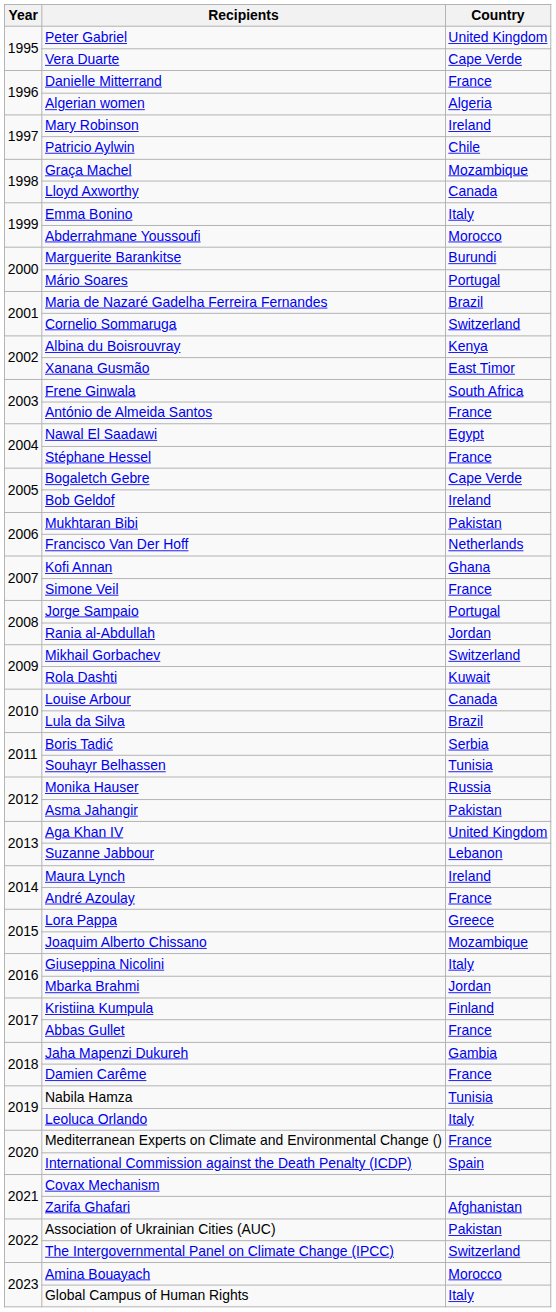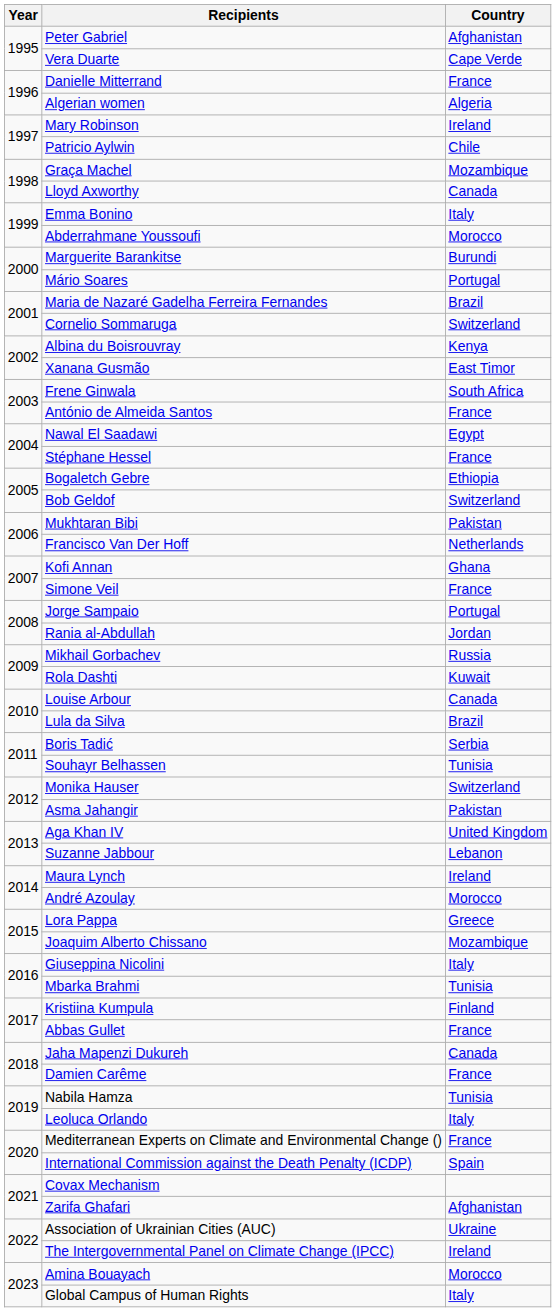(498, 37) United Kingdom -> (485, 37) Afghanistan
(485, 479) Cape Verde -> (474, 479) Ethiopia
(470, 501) Ireland -> (484, 501) Switzerland
(484, 655) Switzerland -> (470, 655) Russia
(470, 788) Russia -> (484, 788) Switzerland
(470, 898) France -> (475, 898) Morocco
(470, 986) Jordan -> (471, 986) Tunisia
(473, 1053) Gambia -> (473, 1053) Canada
(475, 1229) Pakistan -> (472, 1229) Ukraine
(484, 1251) Switzerland -> (470, 1251) Ireland
